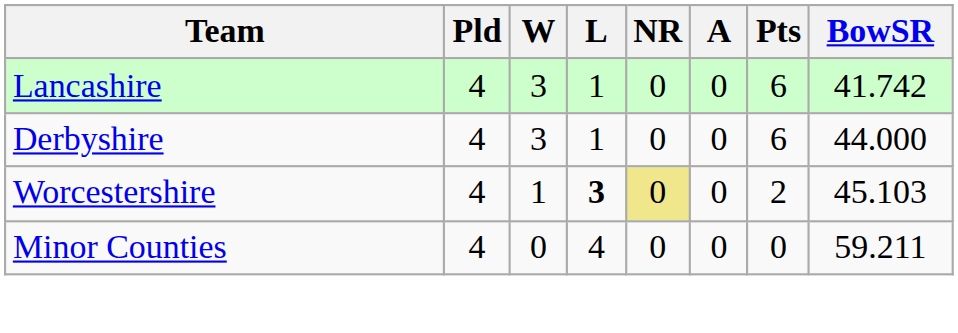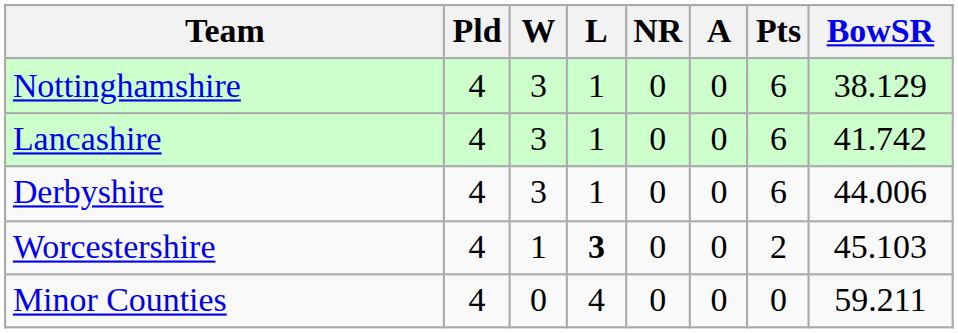+ row: (127, 85)
(880, 138) 44.000 -> (880, 192) 44.006
(658, 192) khaki background -> (658, 246) no background
